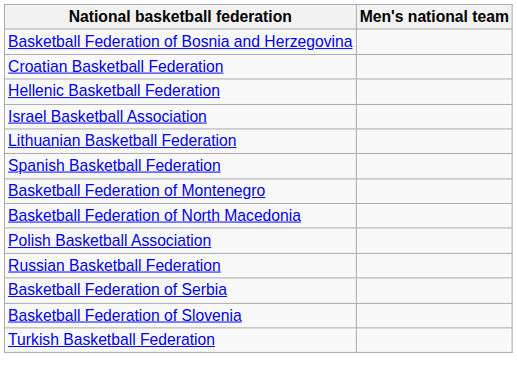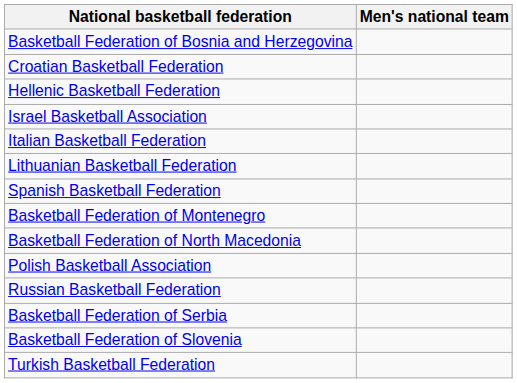+ row: (107, 141)
